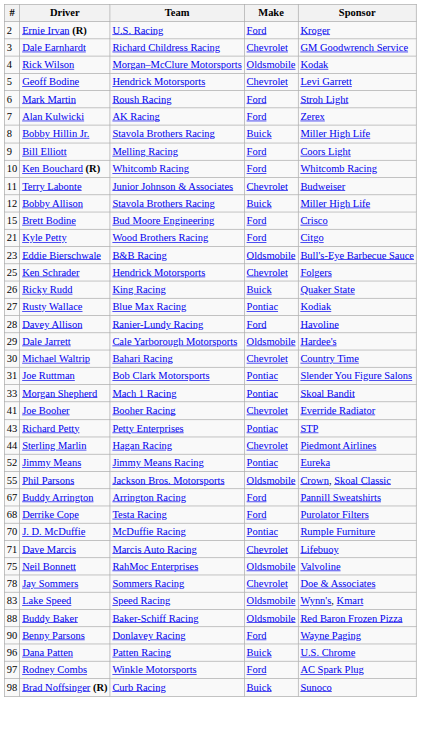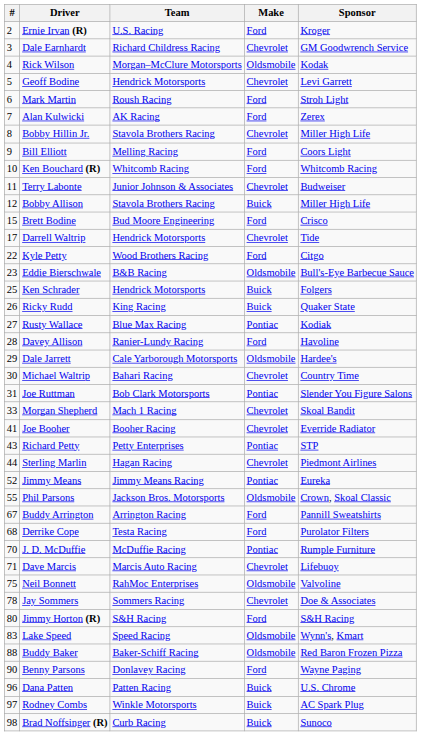(259, 134) Buick -> (267, 134) Chevrolet
+ row: (54, 238)
(12, 238) 21 -> (12, 255) 22
(267, 272) Chevrolet -> (259, 290) Buick
(262, 393) Pontiac -> (267, 411) Chevrolet
+ row: (61, 618)
(257, 670) Ford -> (259, 705) Buick
